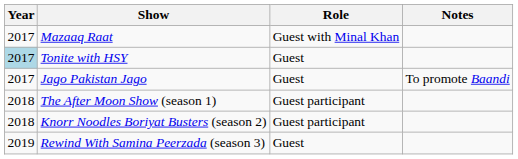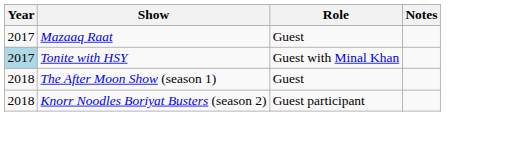(336, 36) Guest with Minal Khan -> (288, 36) Guest
(288, 57) Guest -> (336, 57) Guest with Minal Khan
- row: (94, 79)
(319, 100) Guest participant -> (288, 79) Guest
- row: (153, 143)
